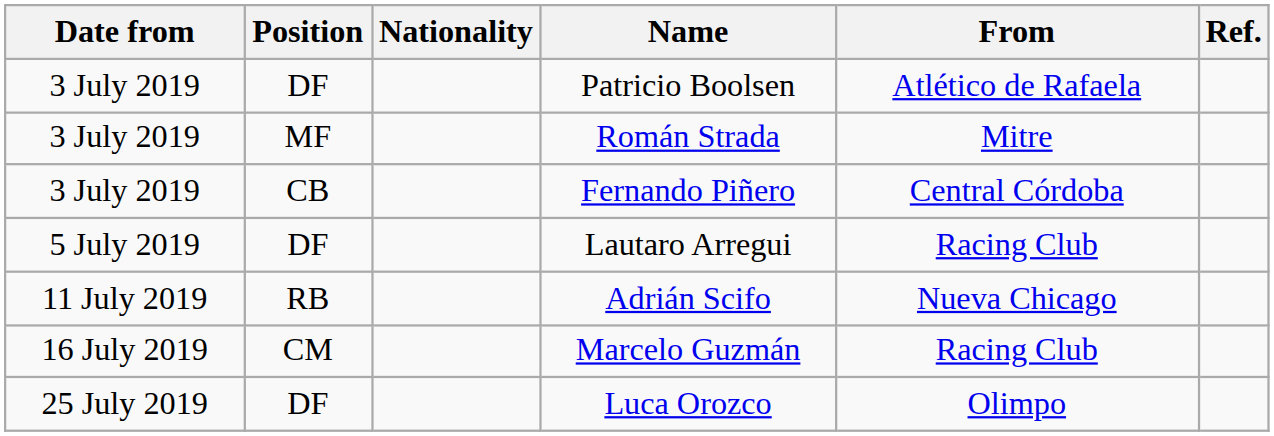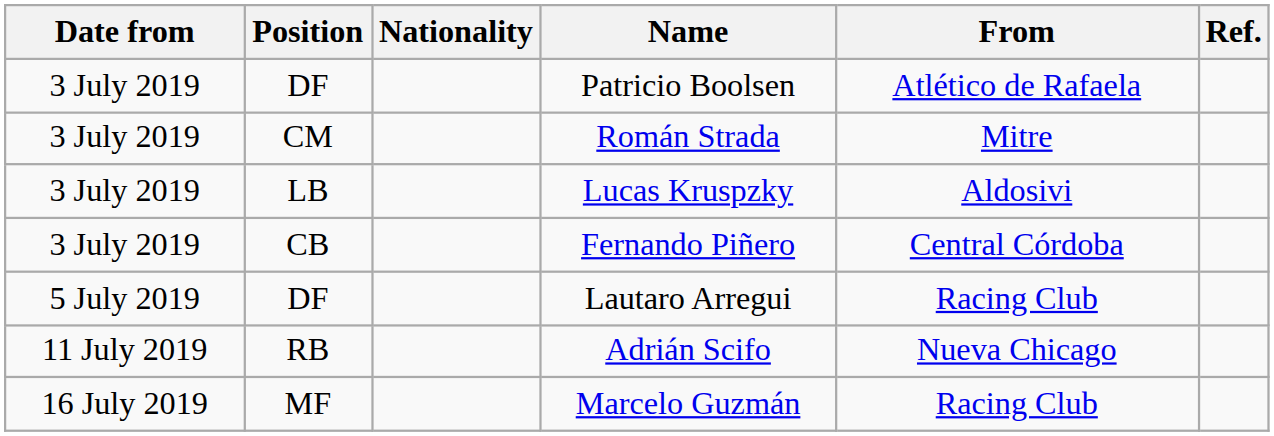(308, 137) MF -> (308, 137) CM
+ row: (688, 191)
(308, 350) CM -> (308, 403) MF
- row: (688, 403)
